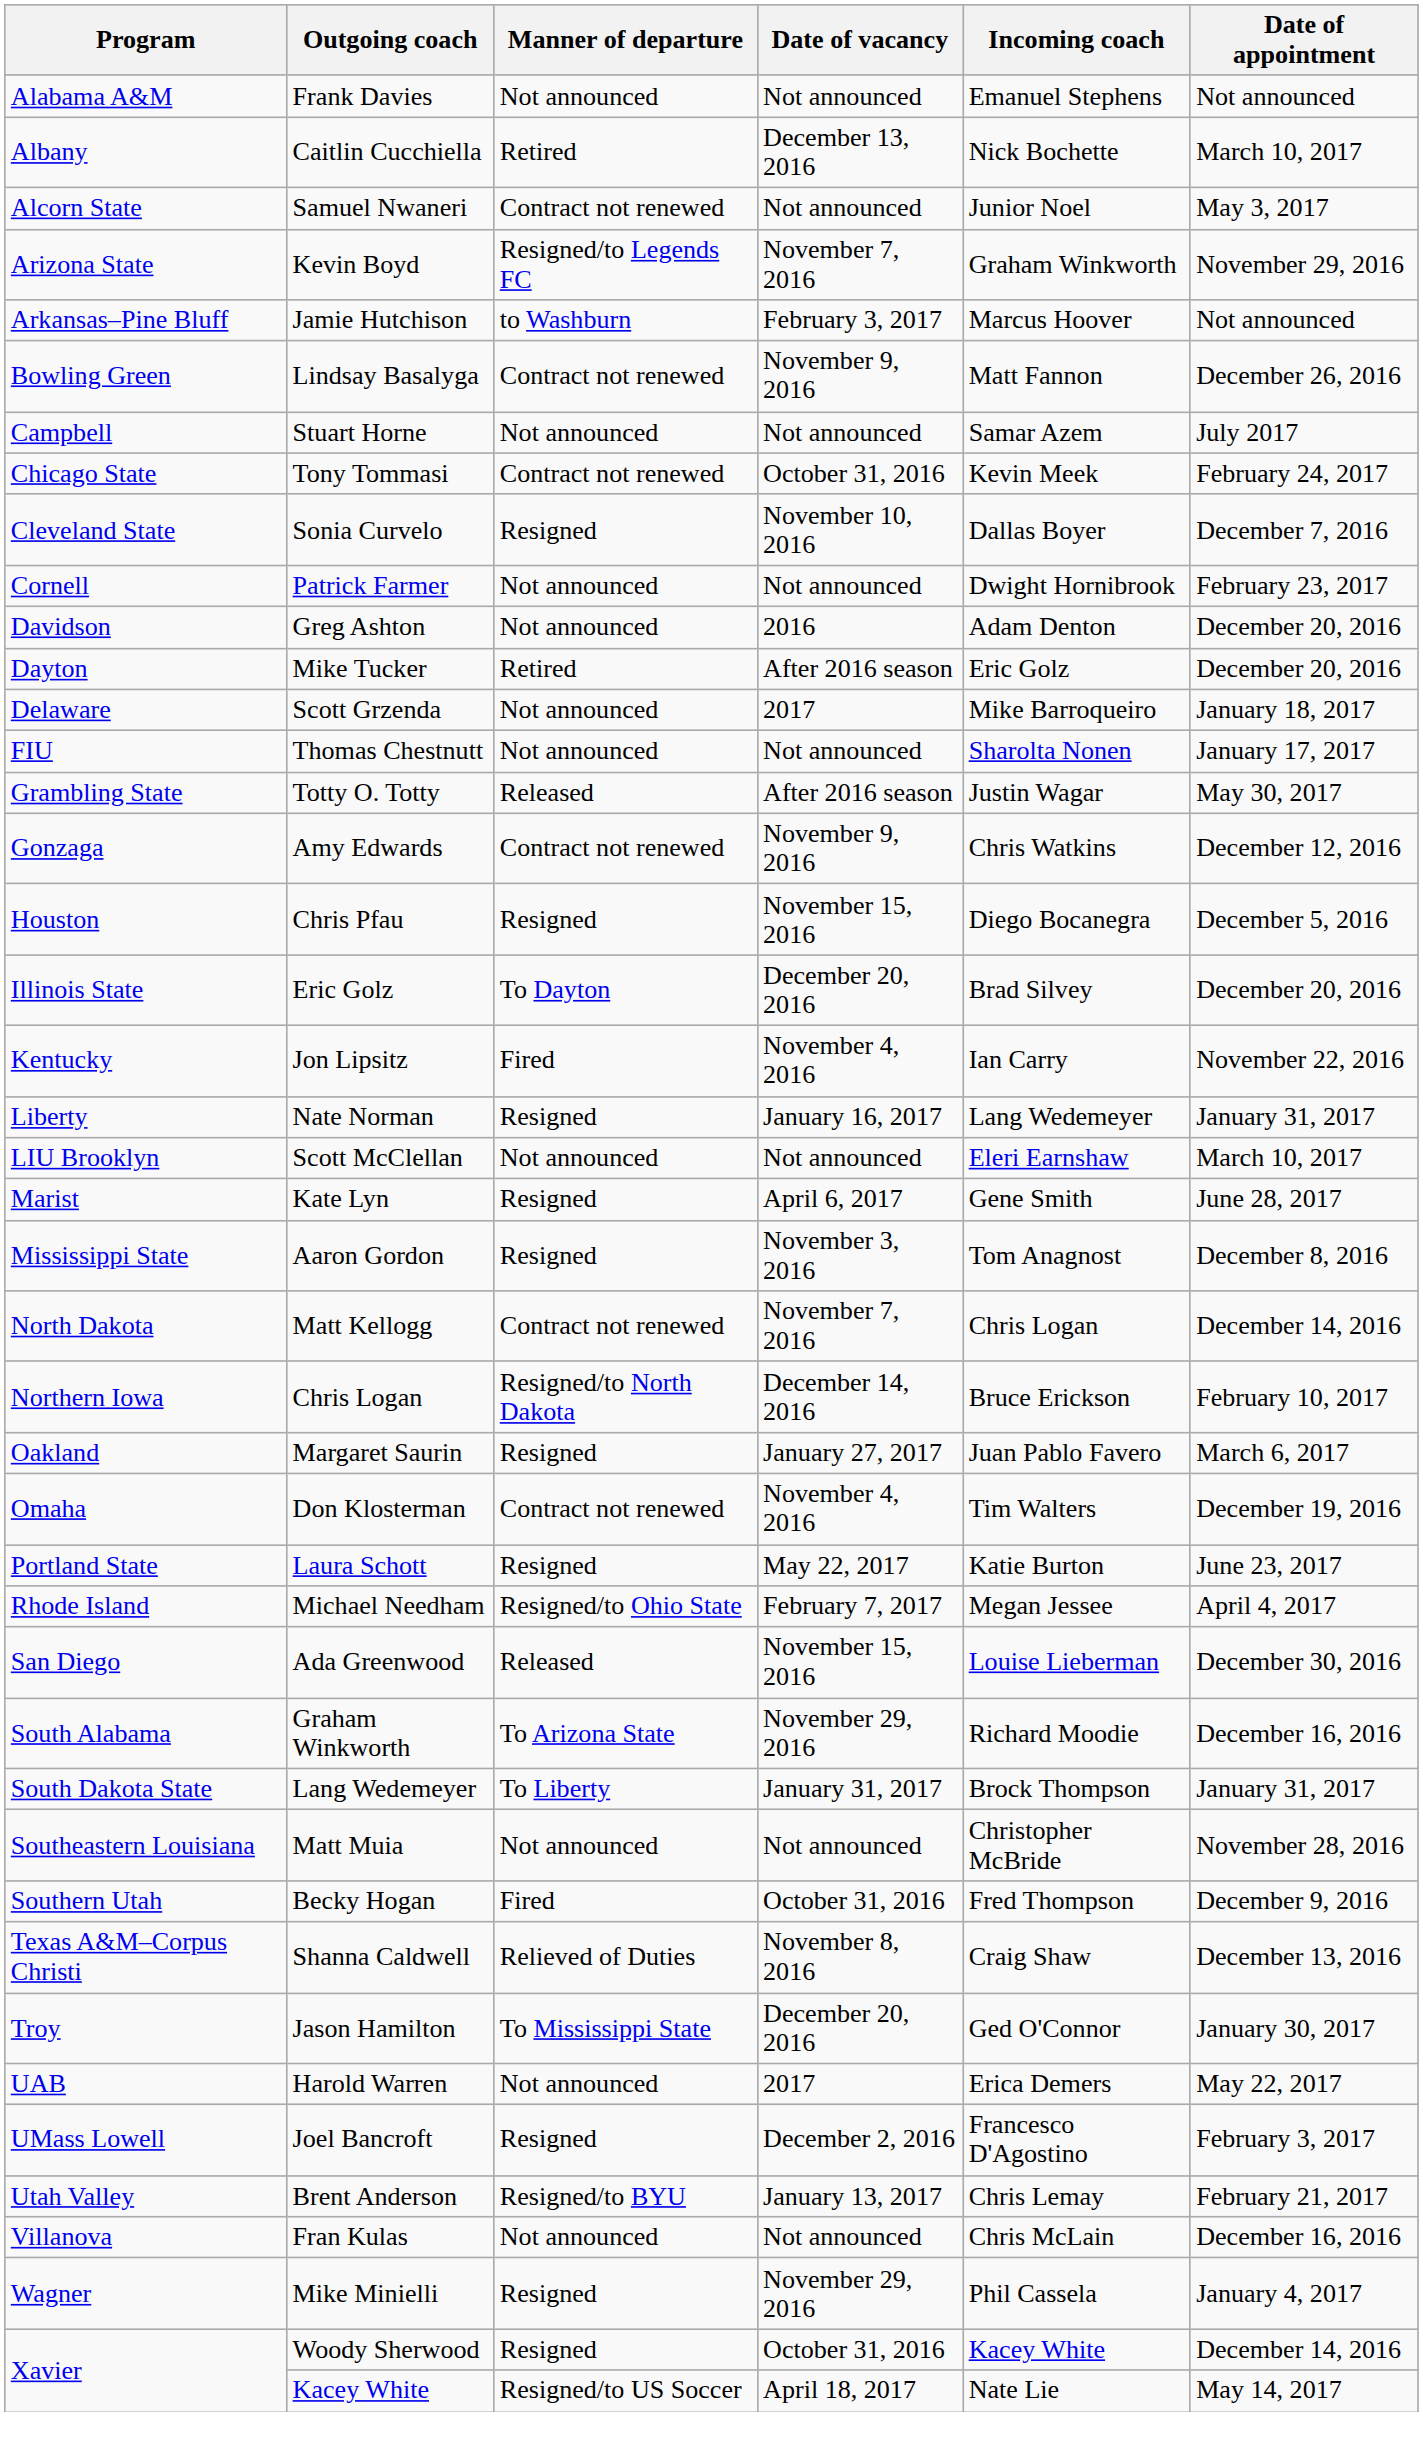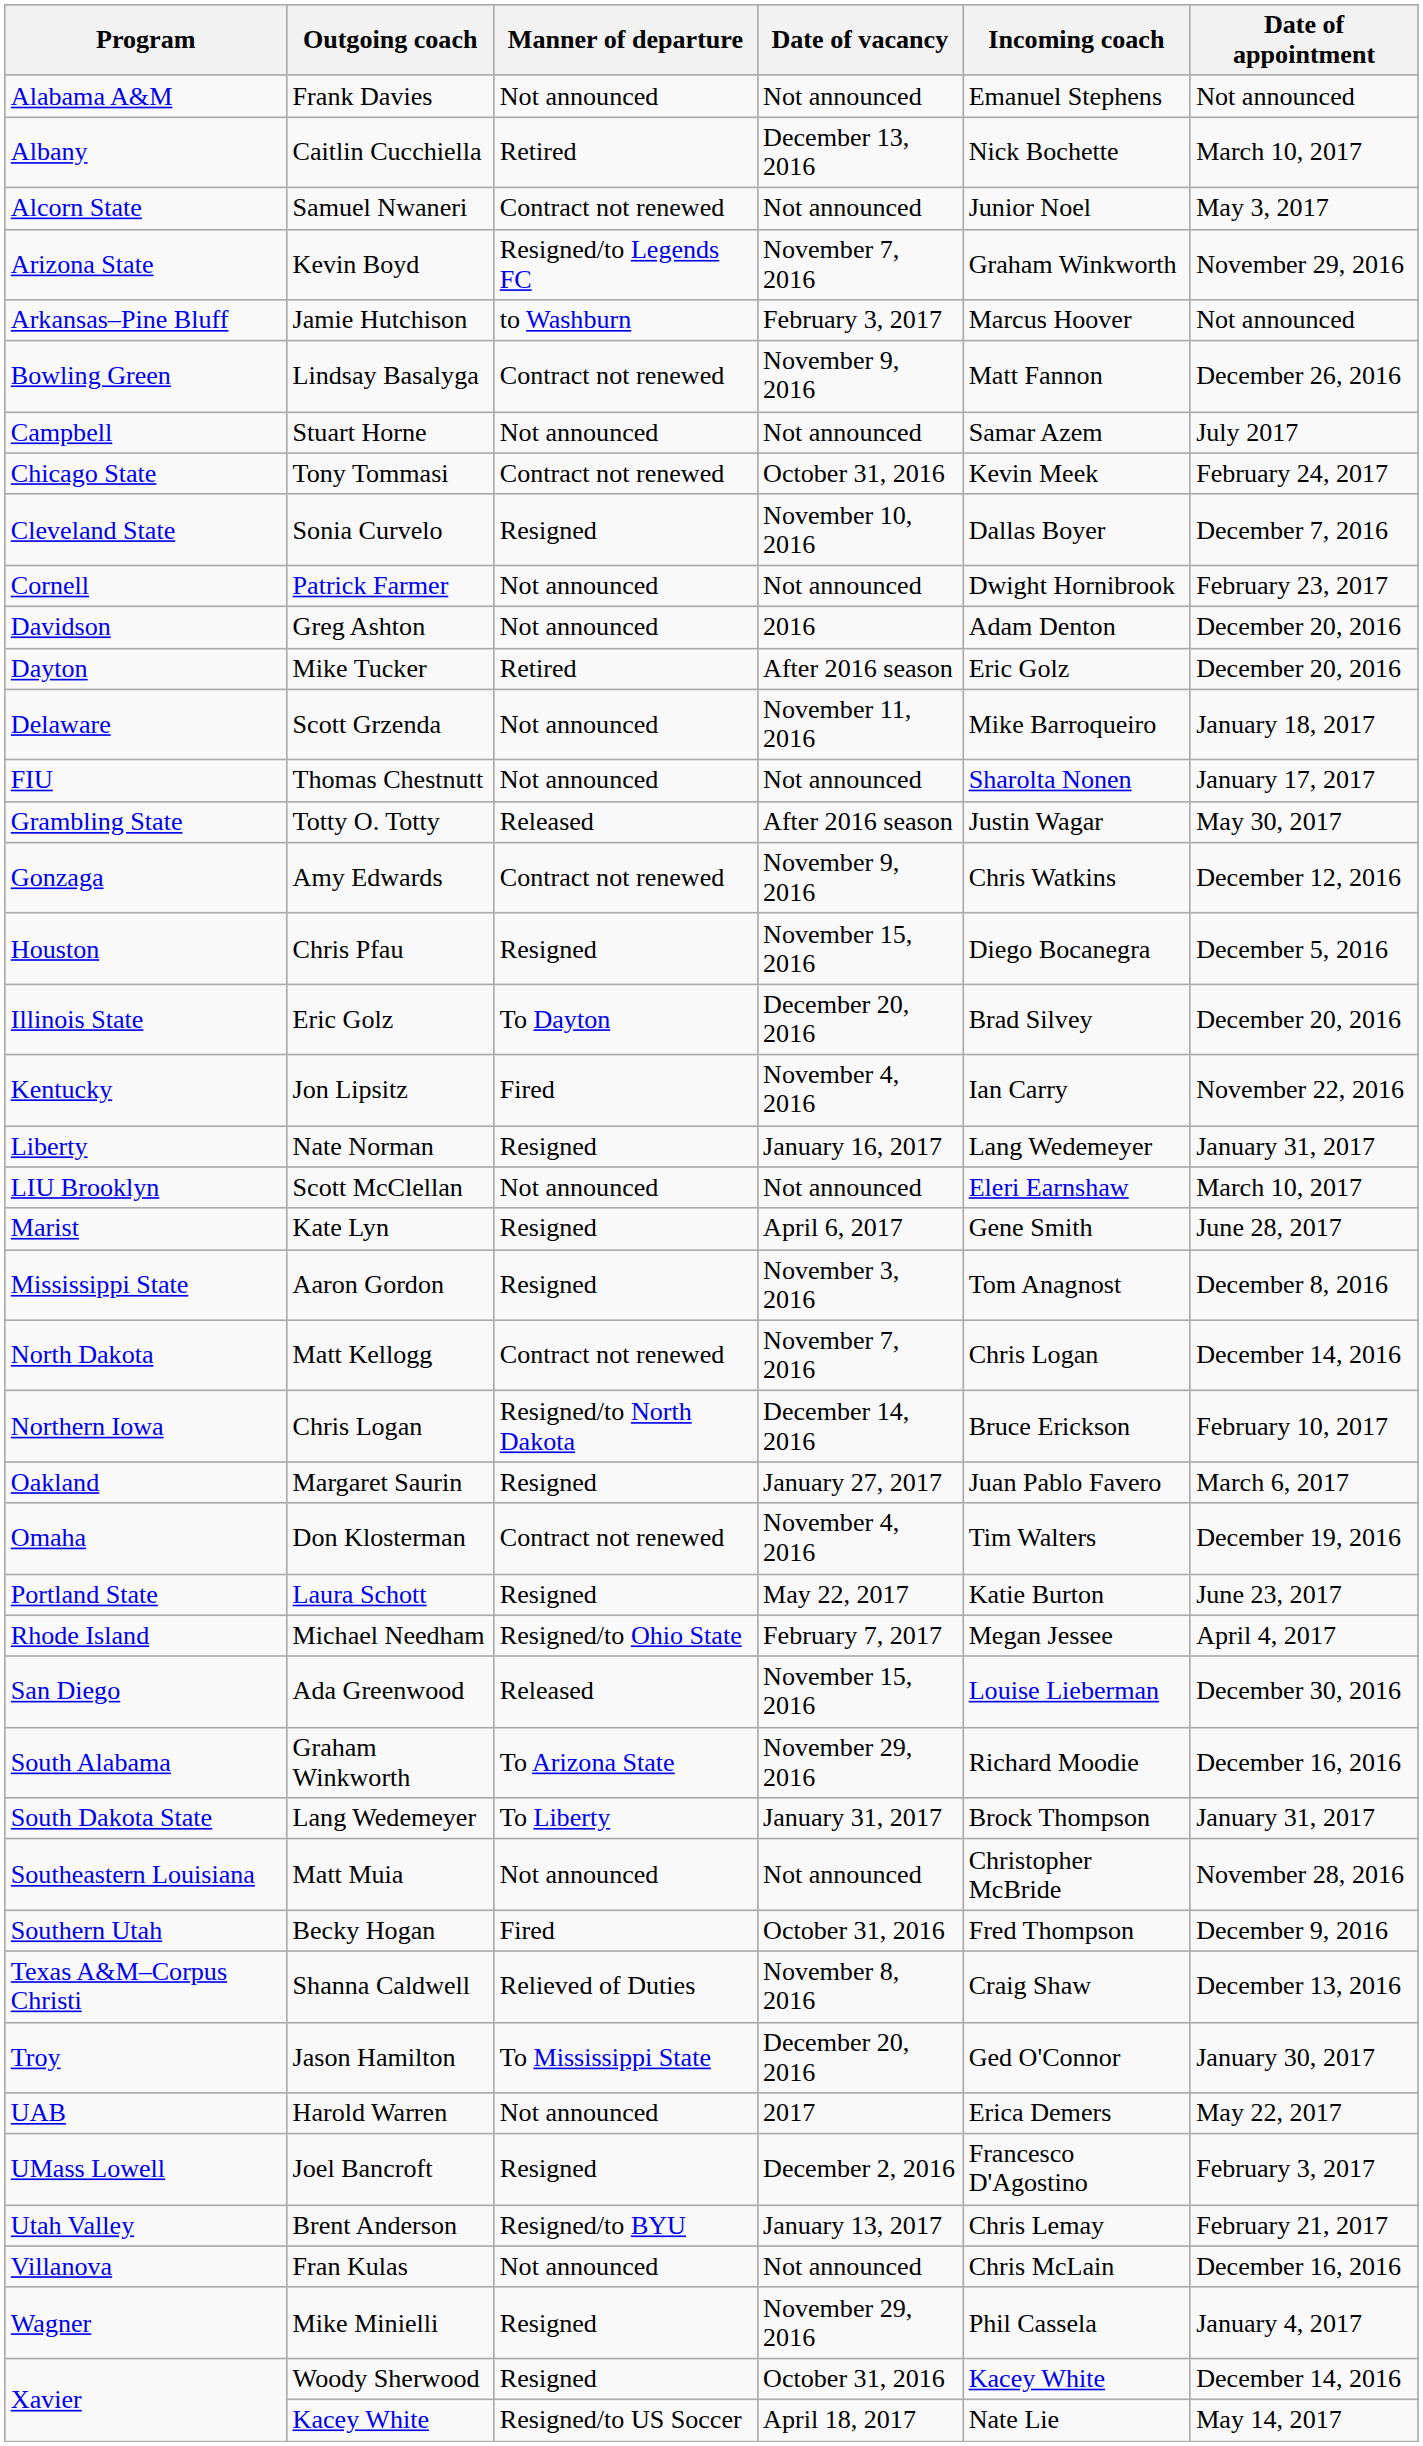(789, 709) 2017 -> (837, 724) November 11, 2016
